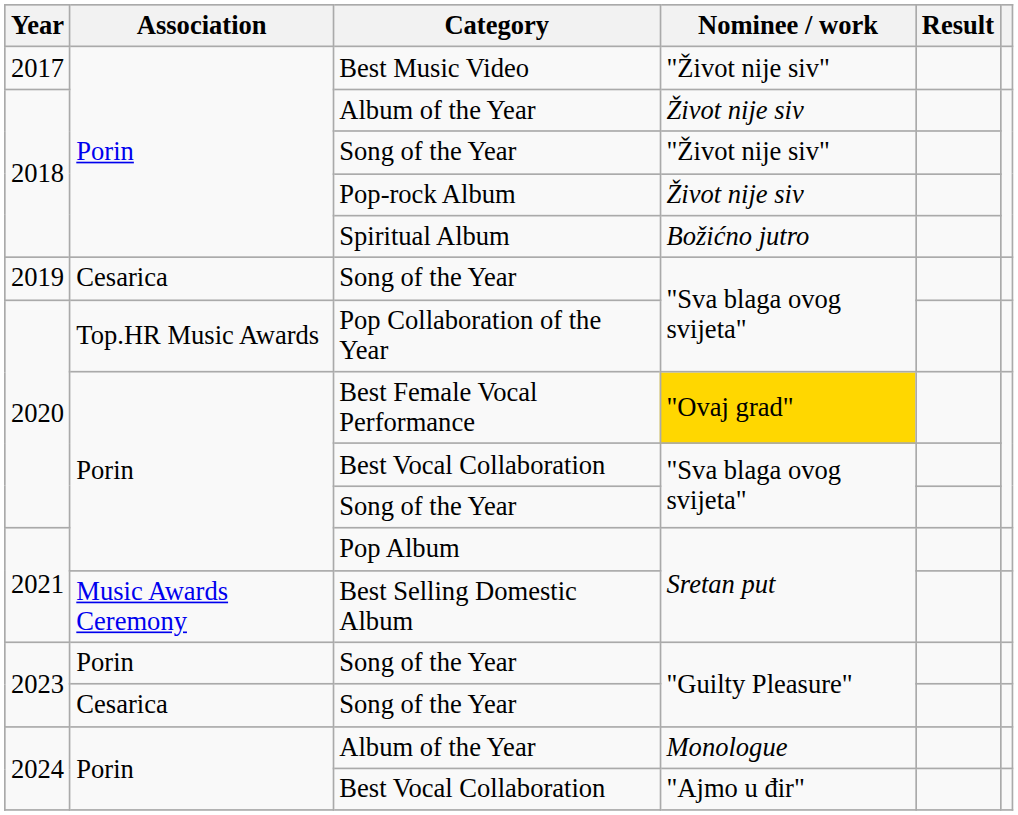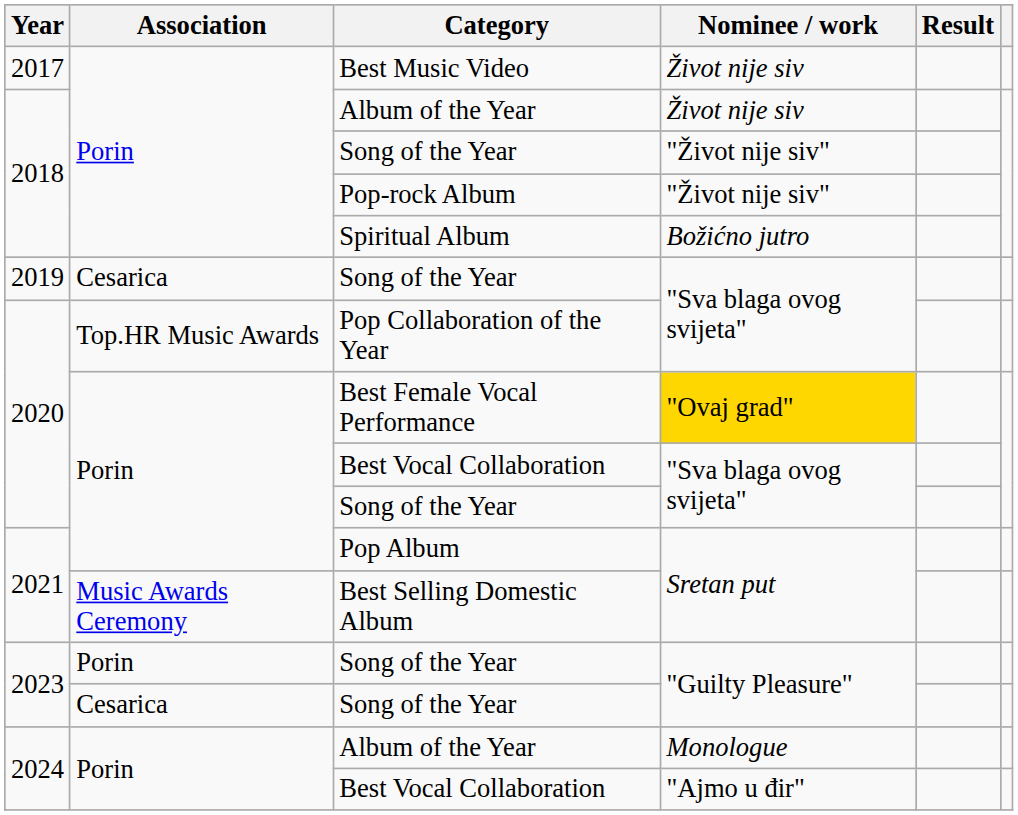(748, 67) "Život nije siv" -> (735, 67) Život nije siv
(735, 194) Život nije siv -> (748, 194) "Život nije siv"
